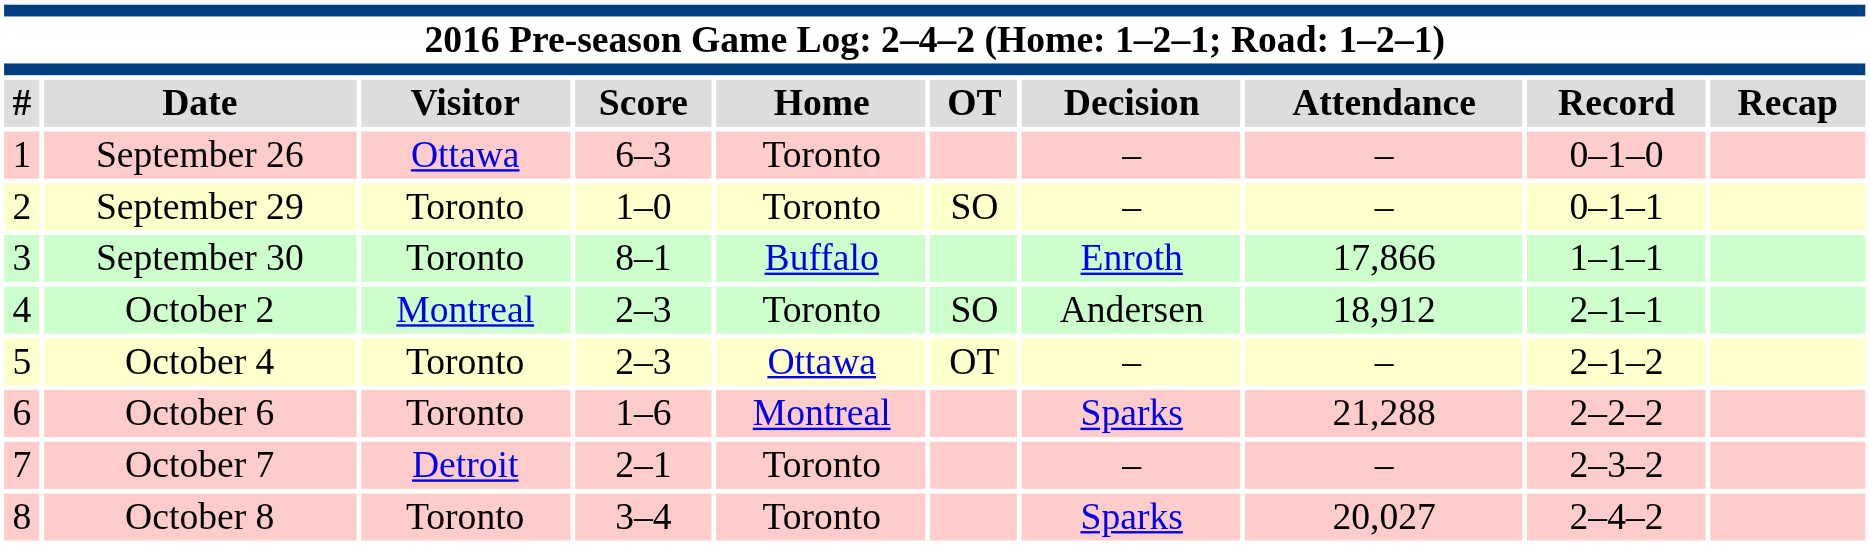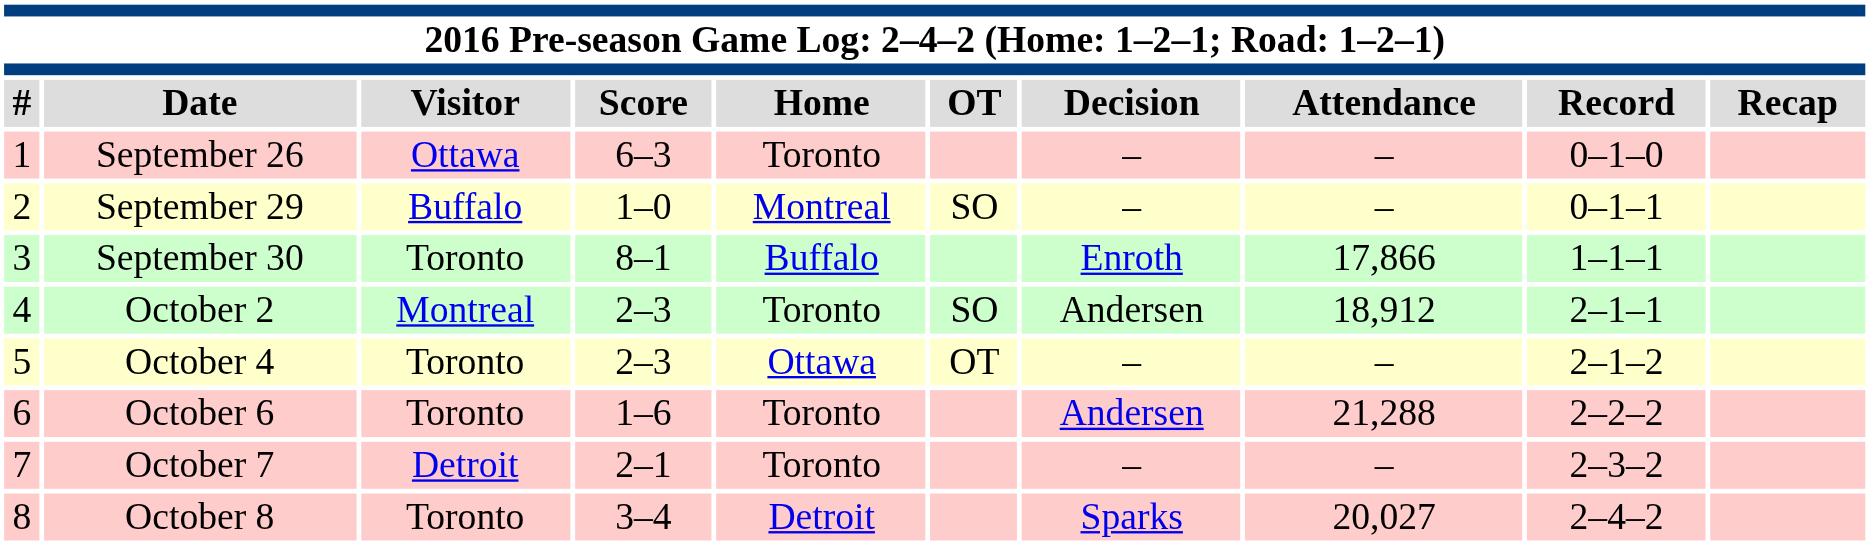(465, 206) Toronto -> (465, 206) Buffalo
(822, 206) Toronto -> (822, 206) Montreal
(822, 412) Montreal -> (822, 412) Toronto
(1132, 412) Sparks -> (1132, 412) Andersen
(822, 516) Toronto -> (822, 516) Detroit
